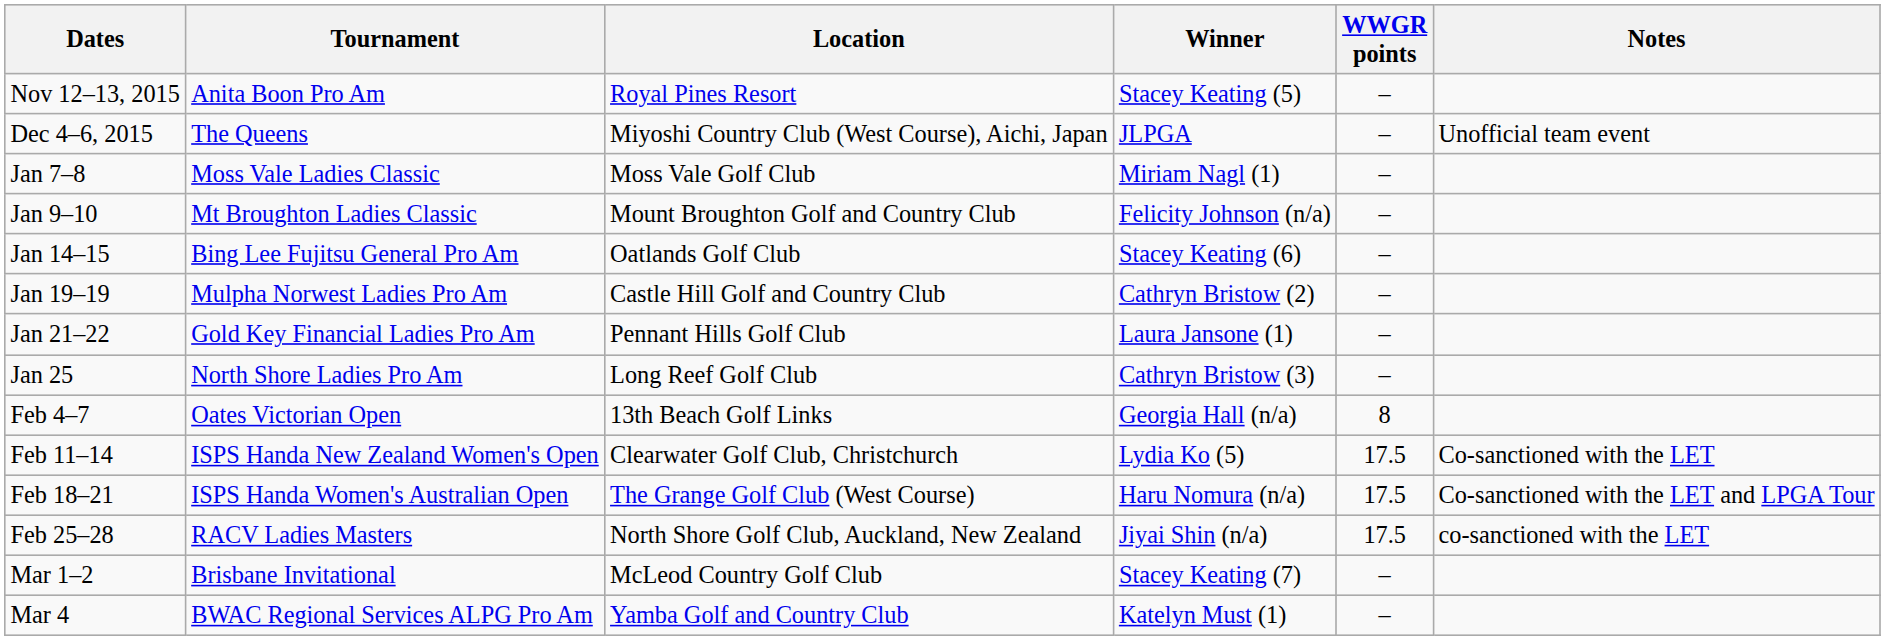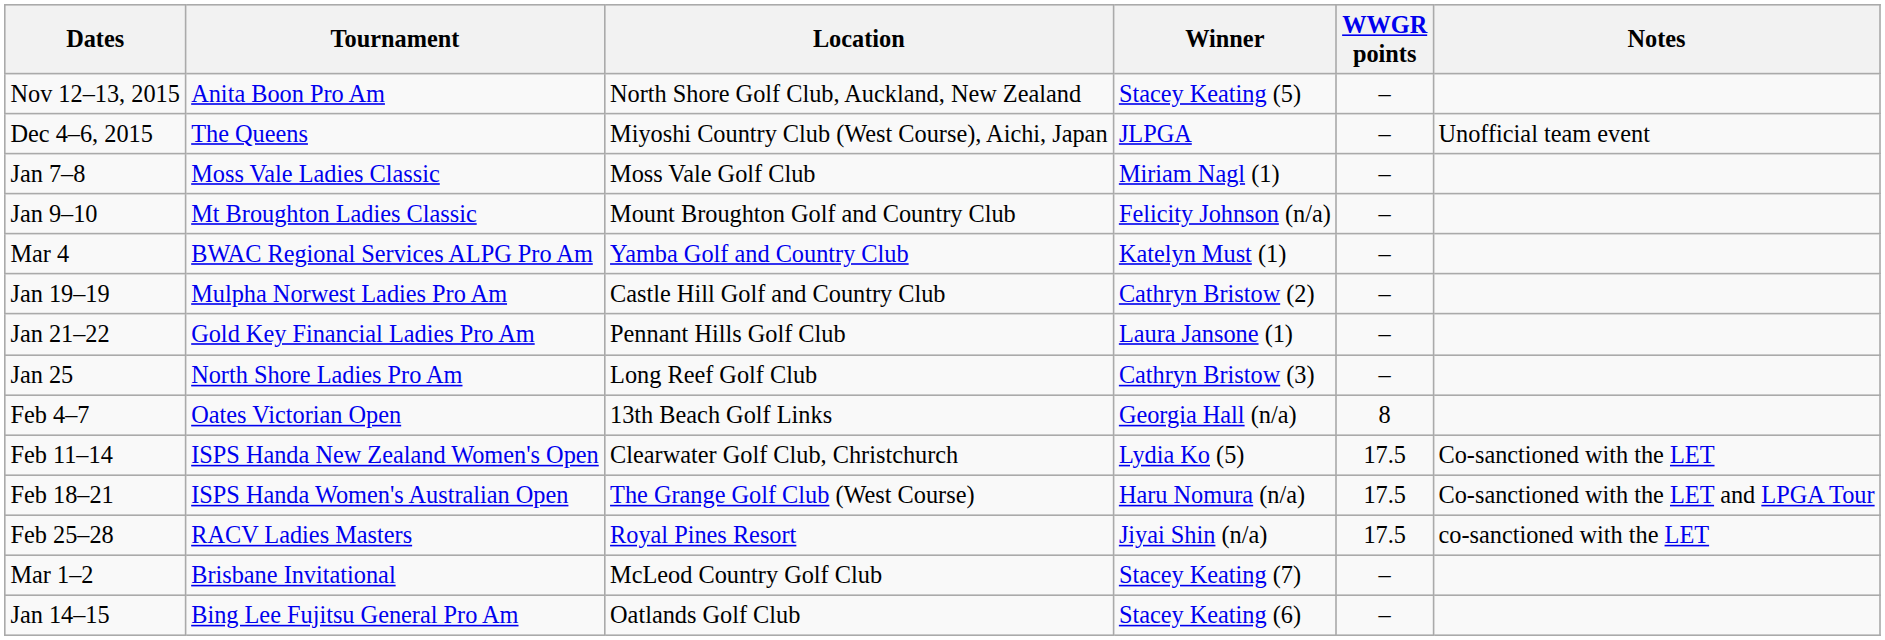(703, 93) Royal Pines Resort -> (846, 93) North Shore Golf Club, Auckland, New Zealand
rows swapped: (60, 254) <-> (40, 614)
(846, 534) North Shore Golf Club, Auckland, New Zealand -> (703, 534) Royal Pines Resort
